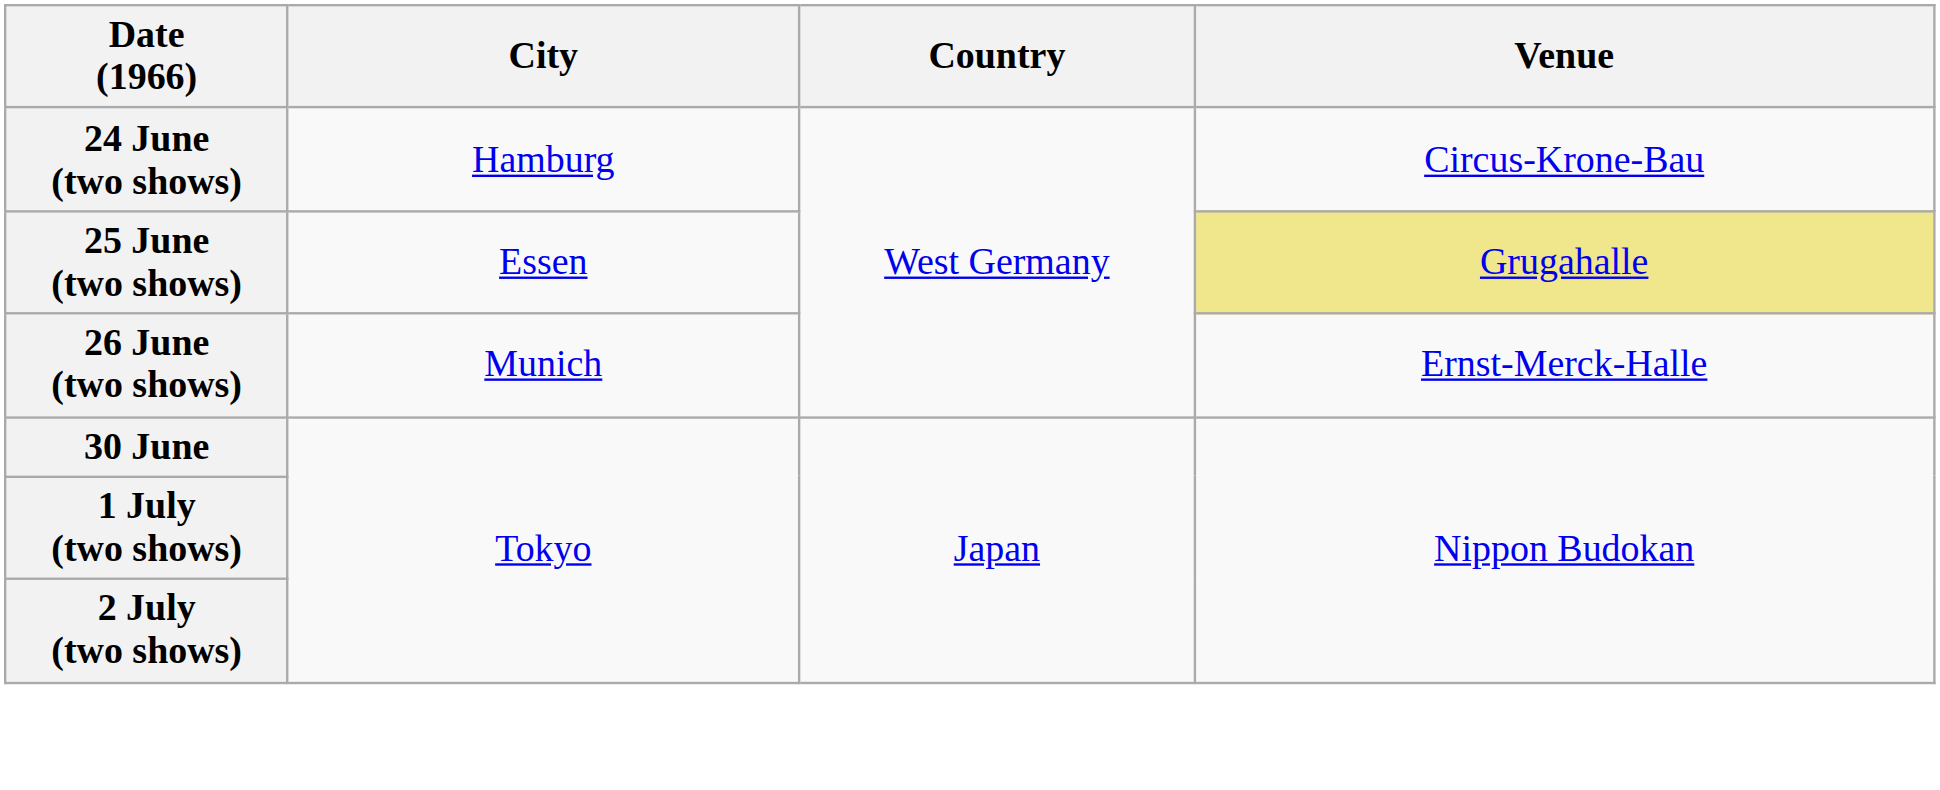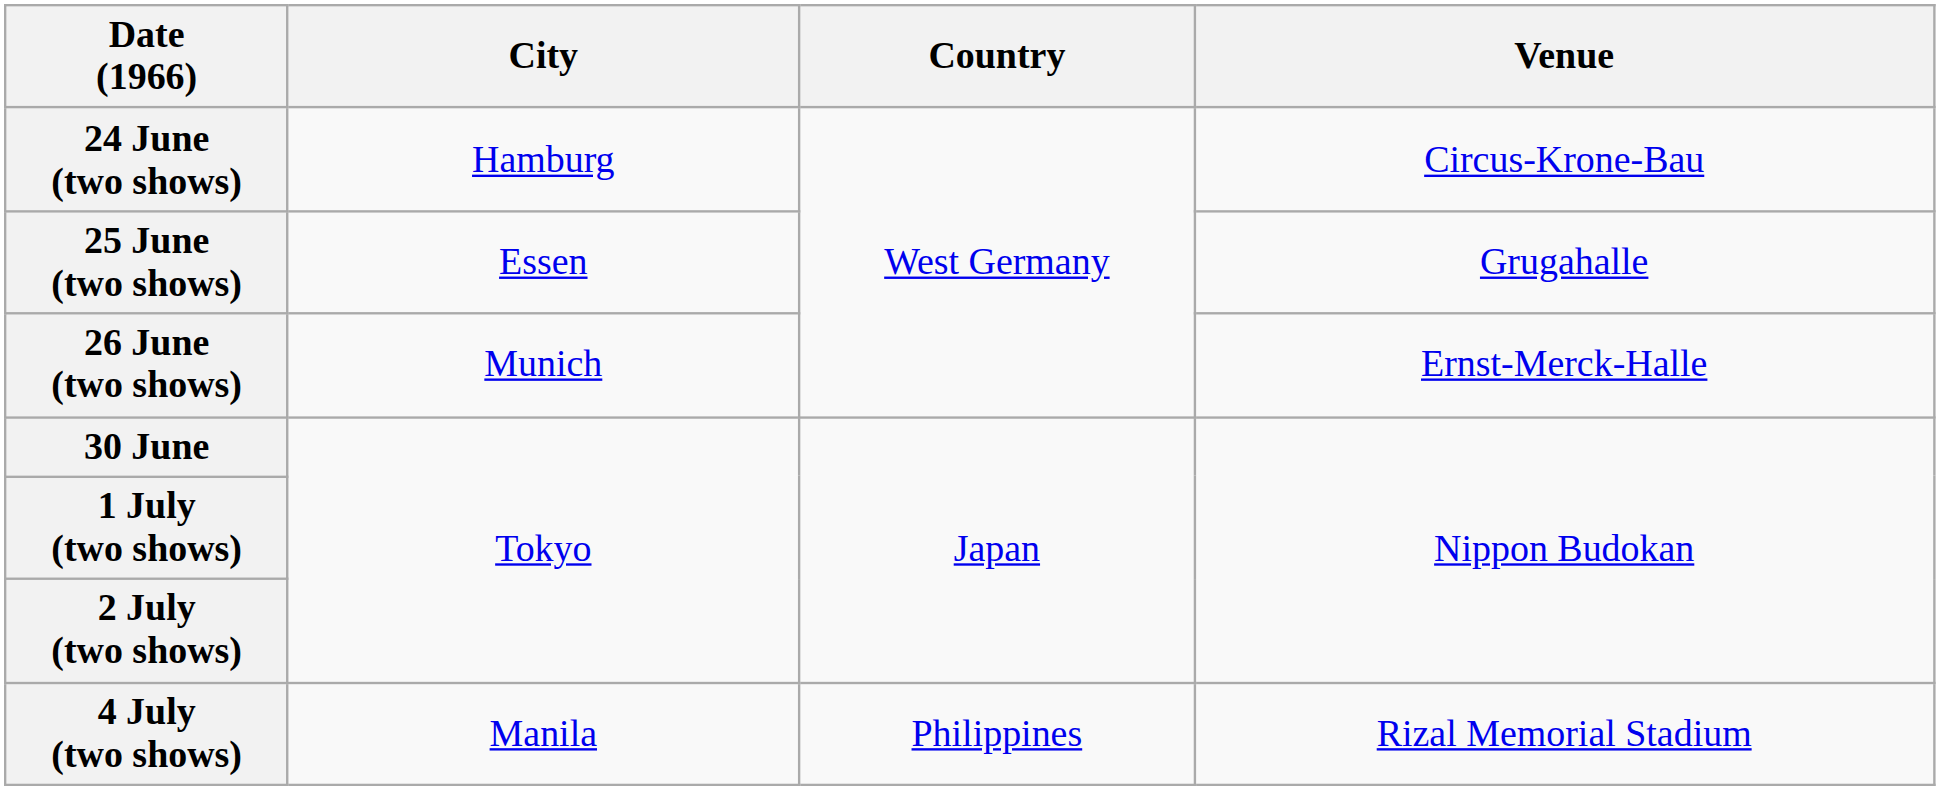(1564, 261) khaki background -> (1564, 261) no background
+ row: (147, 732)
